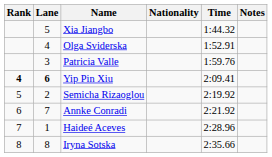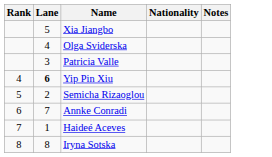- column: (219, 12)
(19, 78) bold -> (19, 78) normal
